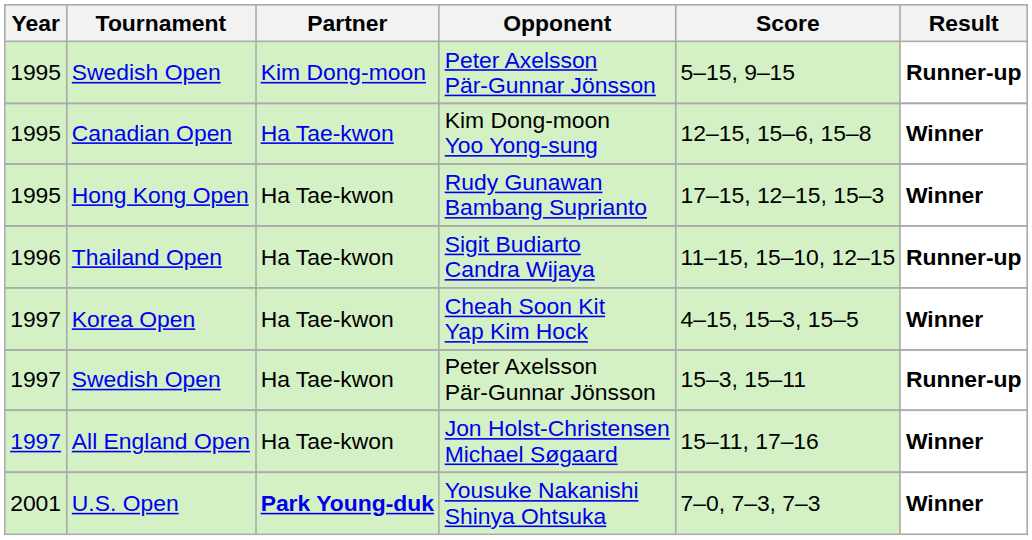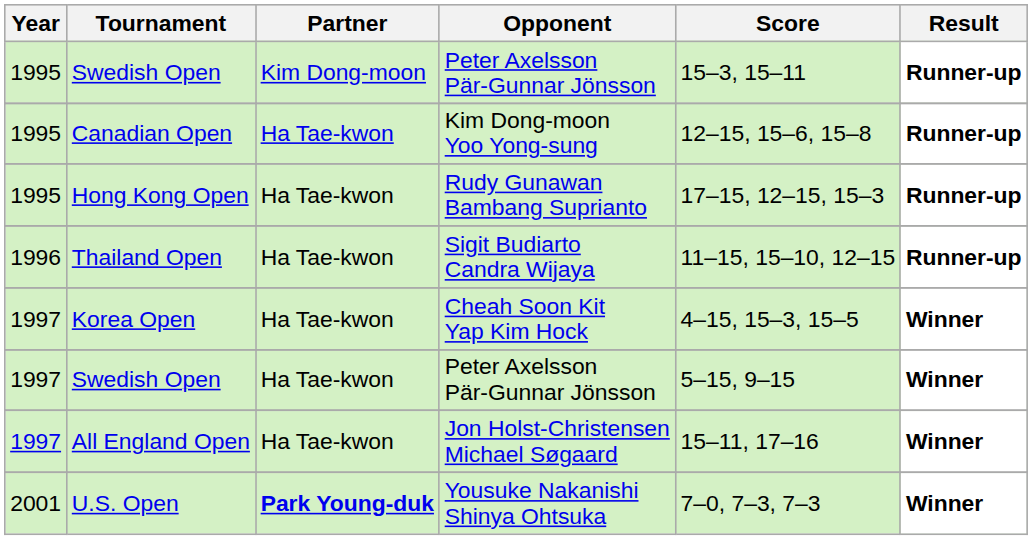(738, 72) 5–15, 9–15 -> (743, 72) 15–3, 15–11
(945, 134) Winner -> (964, 134) Runner-up
(945, 195) Winner -> (964, 195) Runner-up
(743, 380) 15–3, 15–11 -> (738, 380) 5–15, 9–15
(964, 380) Runner-up -> (945, 380) Winner
